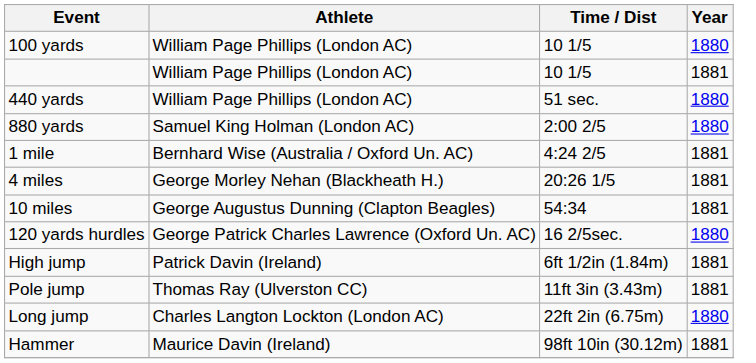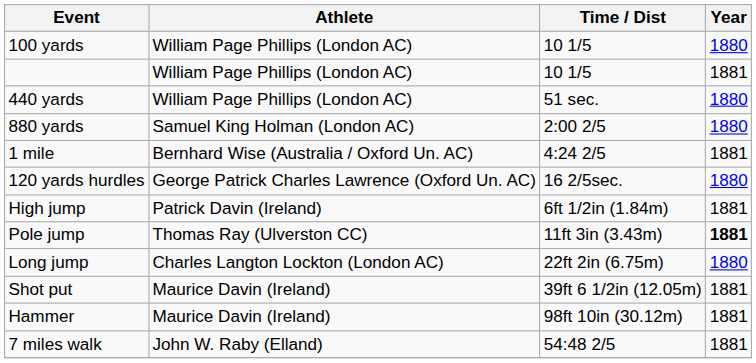- row: (36, 180)
- row: (40, 208)
(710, 289) normal -> (729, 235) bold
+ row: (40, 289)
+ row: (55, 343)
